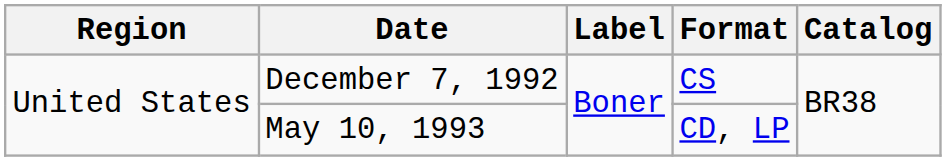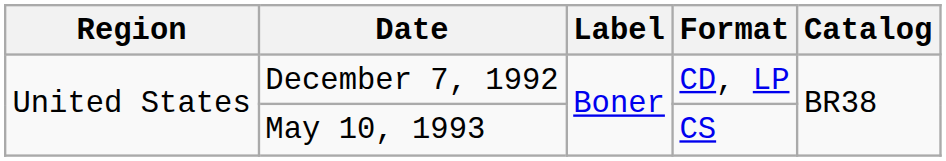(698, 80) CS -> (734, 80) CD, LP
(734, 130) CD, LP -> (698, 130) CS
